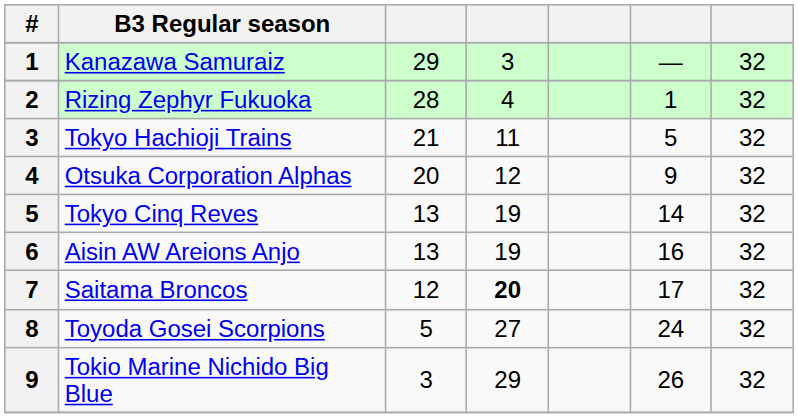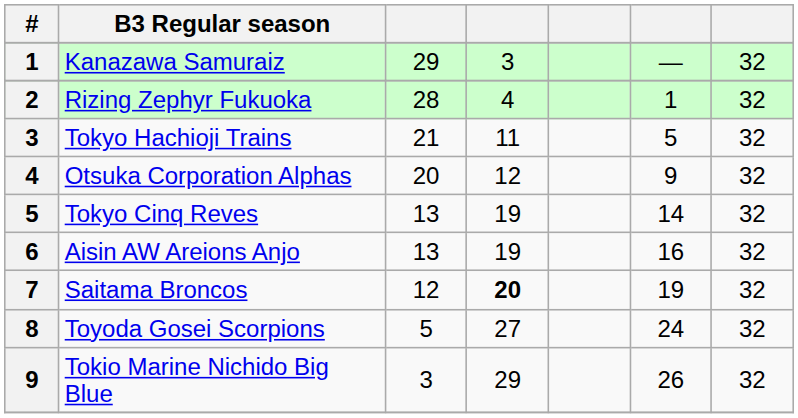(671, 290) 17 -> (671, 290) 19
